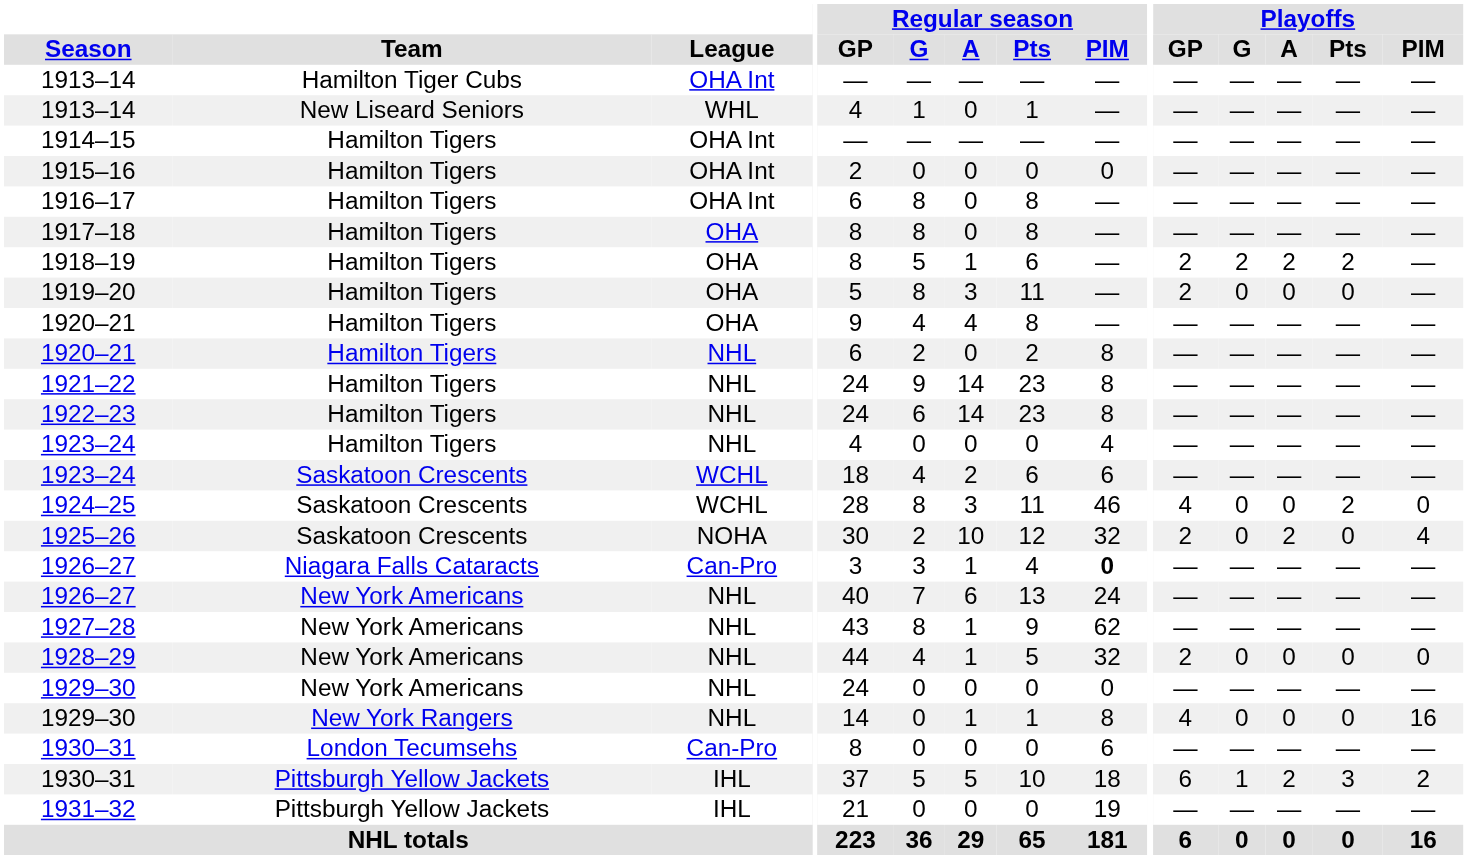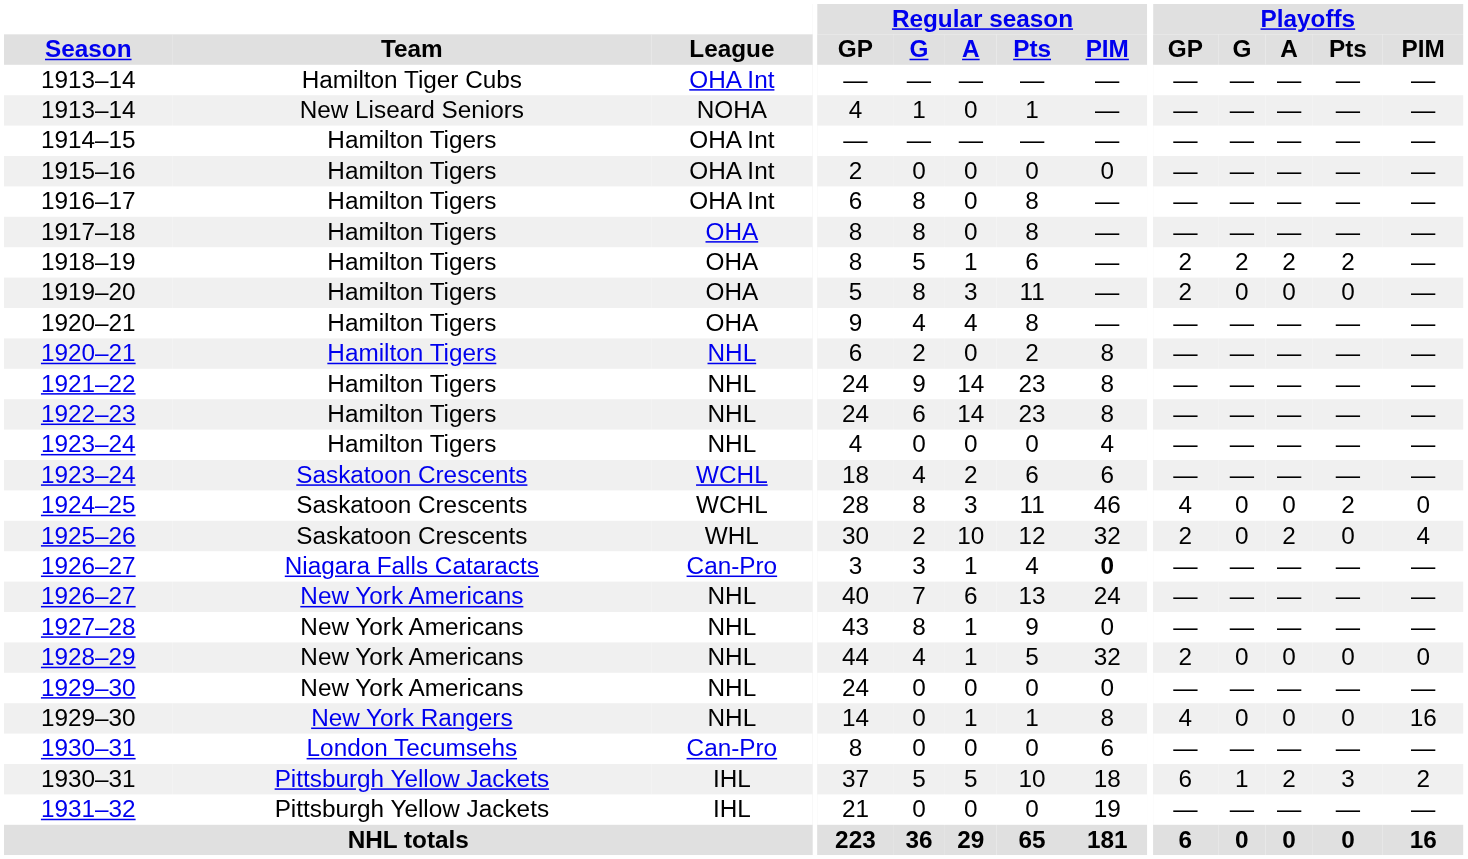(732, 110) WHL -> (732, 110) NOHA
(732, 535) NOHA -> (732, 535) WHL
(1107, 626) 62 -> (1107, 626) 0
